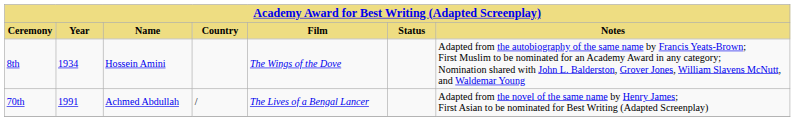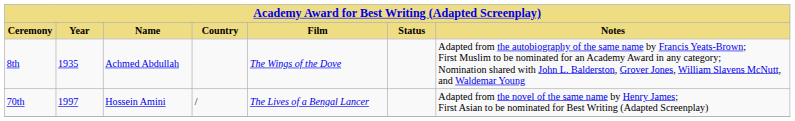(68, 63) 1934 -> (68, 63) 1935
(135, 63) Hossein Amini -> (142, 63) Achmed Abdullah
(68, 102) 1991 -> (68, 102) 1997
(142, 102) Achmed Abdullah -> (135, 102) Hossein Amini
